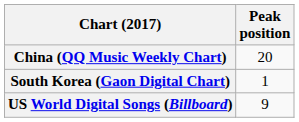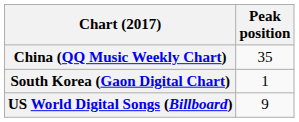(265, 57) 20 -> (265, 57) 35
